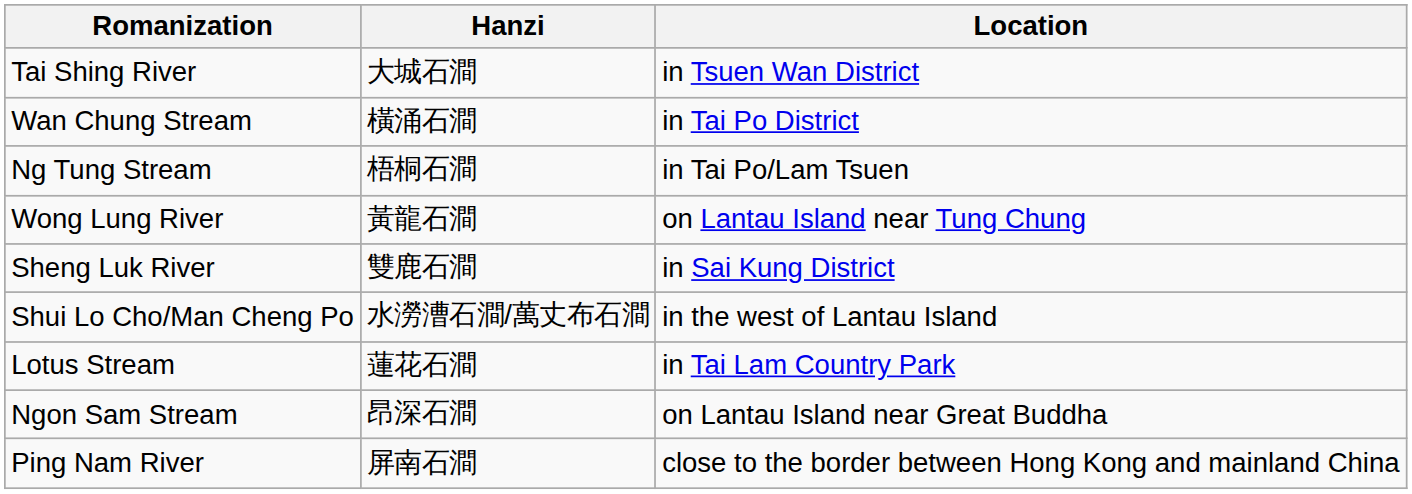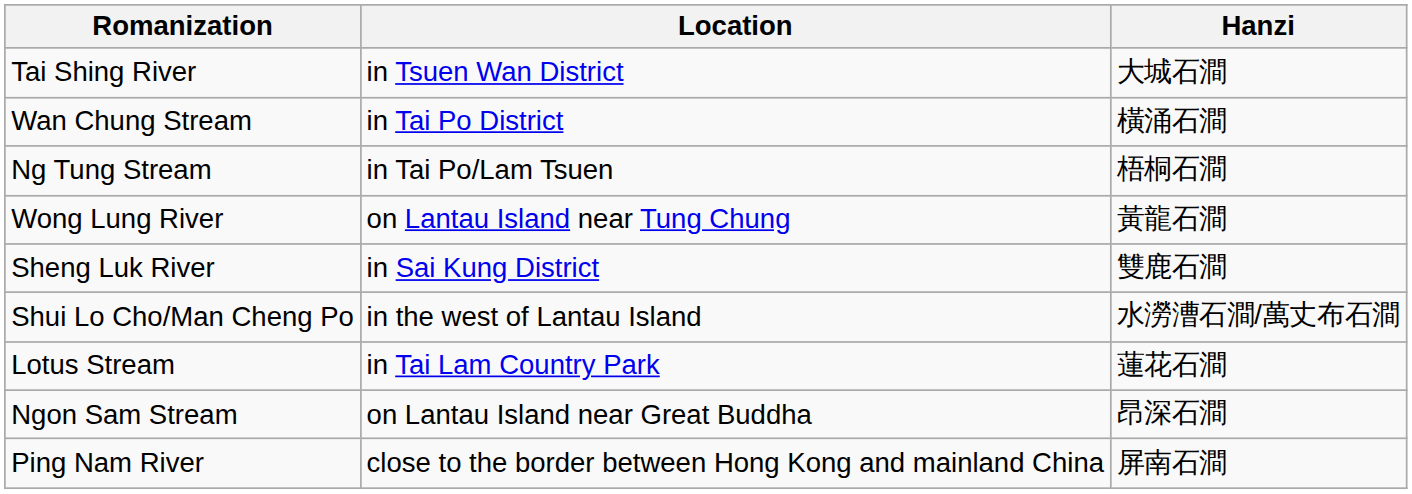columns swapped: (508, 26) <-> (1031, 26)
